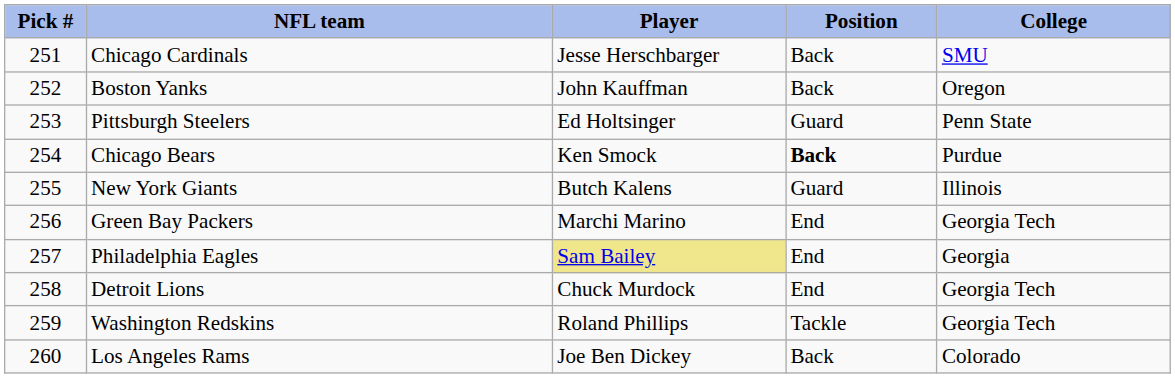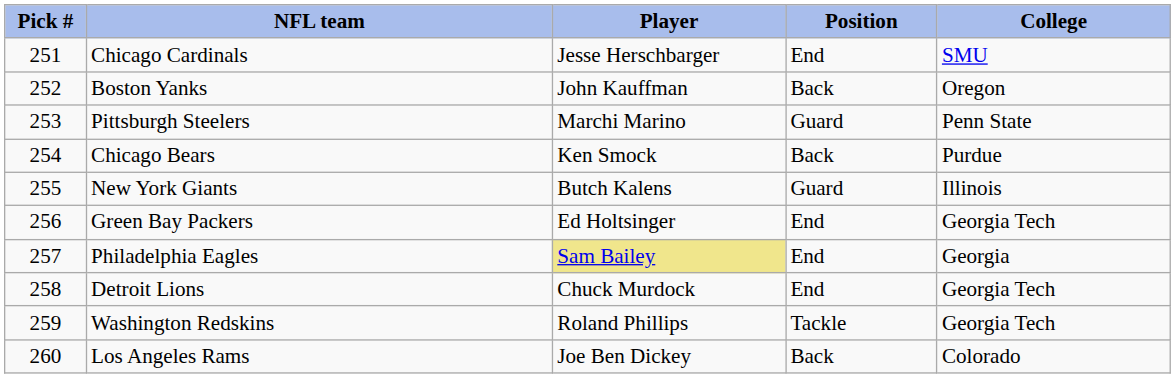(812, 54) Back -> (807, 54) End
(616, 121) Ed Holtsinger -> (622, 121) Marchi Marino
(813, 155) bold -> (812, 155) normal
(622, 222) Marchi Marino -> (616, 222) Ed Holtsinger
